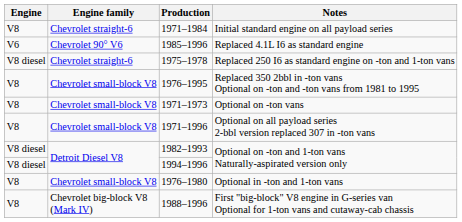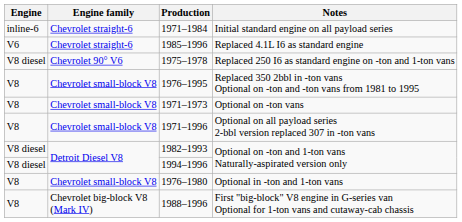(13, 28) V8 -> (23, 28) inline-6
(86, 45) Chevrolet 90° V6 -> (91, 45) Chevrolet straight-6
(91, 61) Chevrolet straight-6 -> (86, 61) Chevrolet 90° V6
